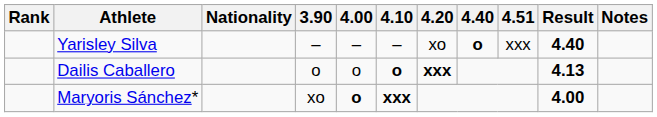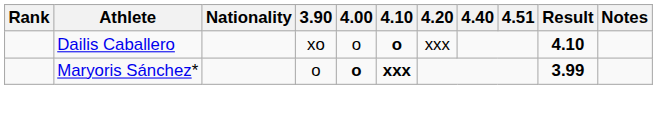- row: (107, 44)
(316, 71) o -> (316, 44) xo
(437, 71) bold -> (437, 44) normal
(568, 71) 4.13 -> (568, 44) 4.10
(316, 97) xo -> (316, 71) o
(568, 97) 4.00 -> (568, 71) 3.99
